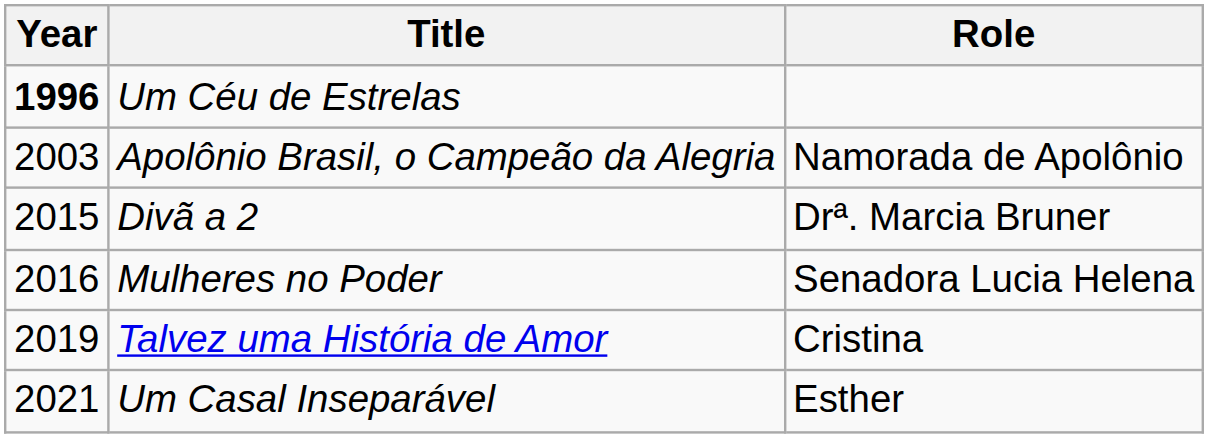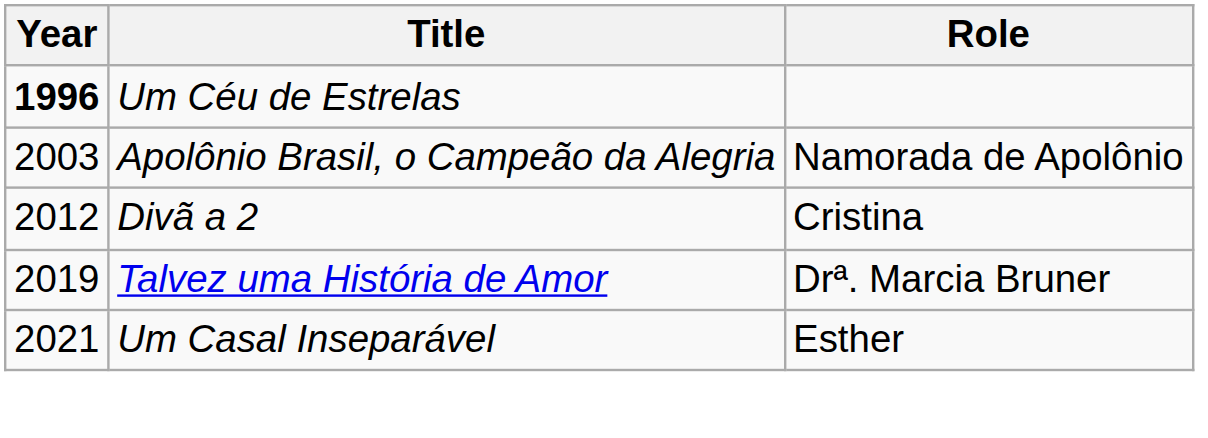(57, 217) 2015 -> (57, 217) 2012
(952, 217) Drª. Marcia Bruner -> (858, 217) Cristina
- row: (279, 278)
(858, 339) Cristina -> (952, 278) Drª. Marcia Bruner
